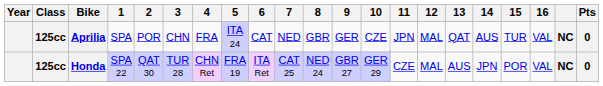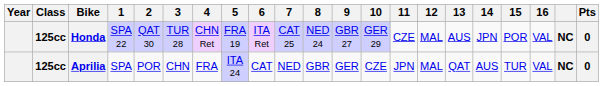rows swapped: (88, 36) <-> (88, 66)
